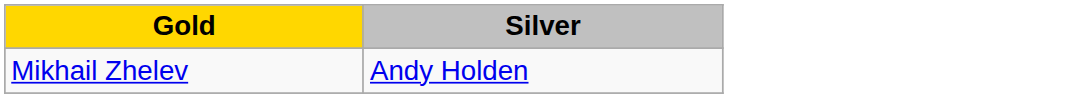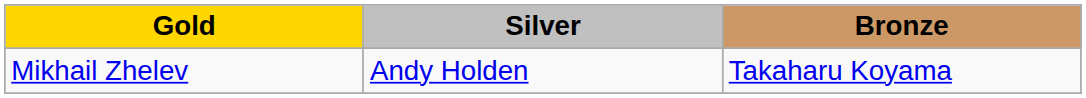+ column: (902, 26)
